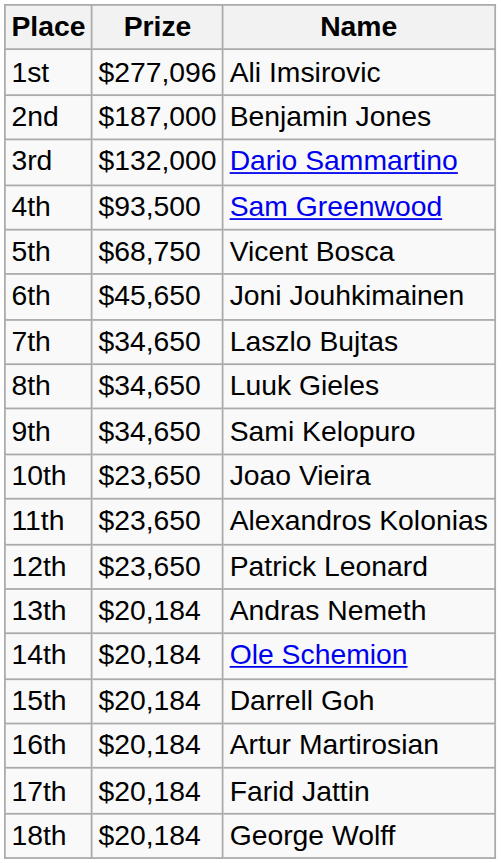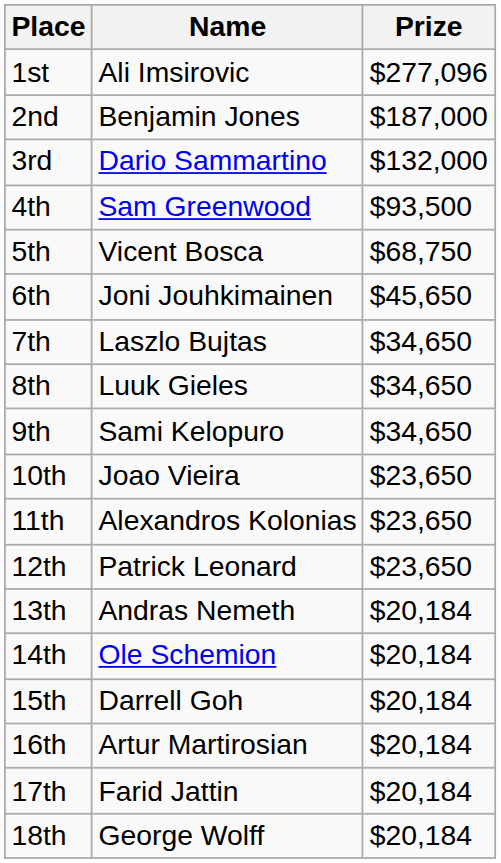columns swapped: (359, 26) <-> (158, 26)
